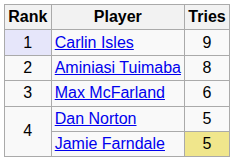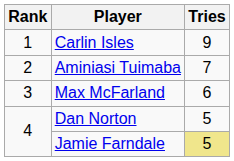(28, 42) lavender background -> (28, 42) no background
(207, 67) 8 -> (207, 67) 7
